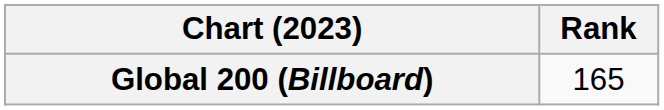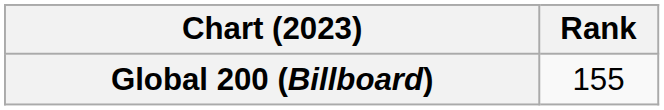(599, 78) 165 -> (599, 78) 155
